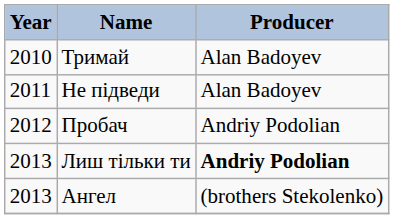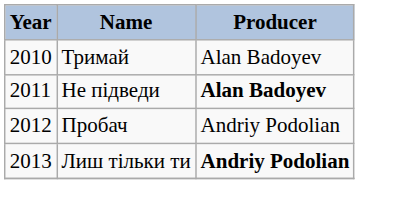(261, 91) normal -> (263, 91) bold
- row: (89, 195)
